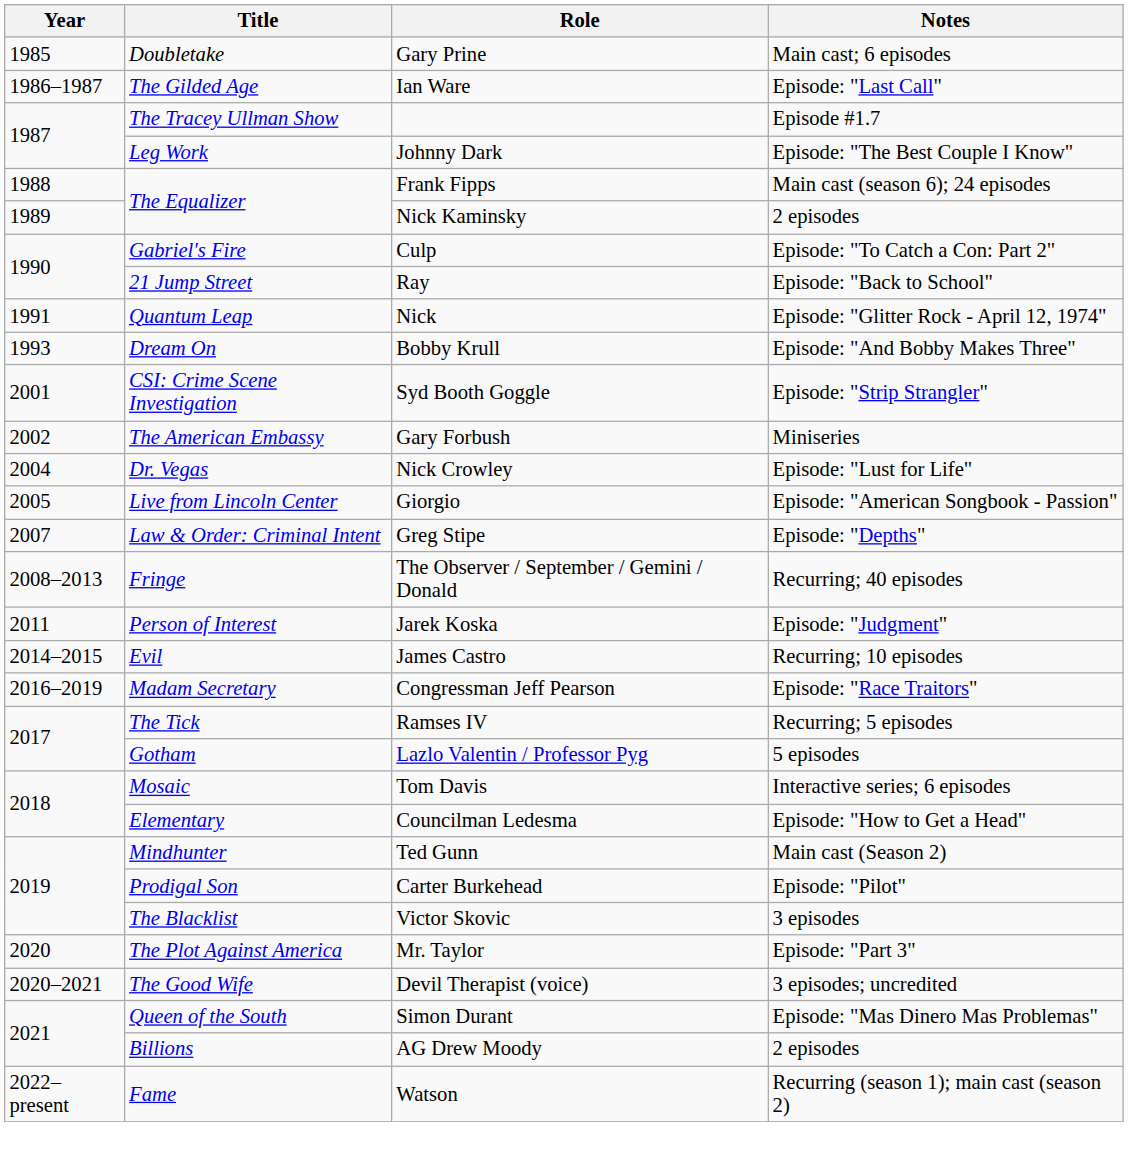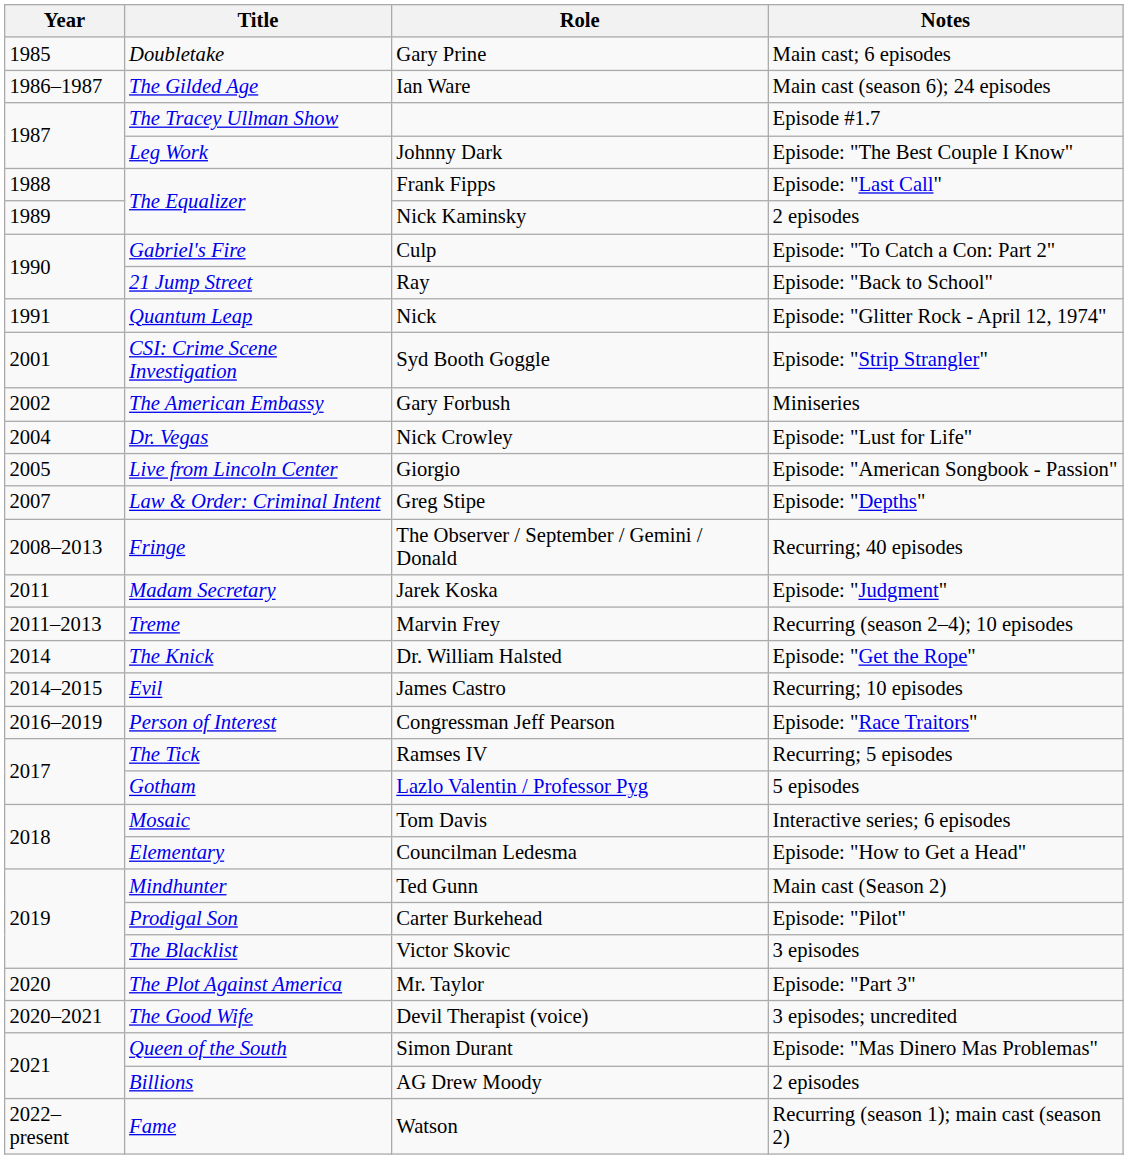(857, 86) Episode: "Last Call" -> (912, 86) Main cast (season 6); 24 episodes
(912, 184) Main cast (season 6); 24 episodes -> (857, 184) Episode: "Last Call"
- row: (448, 348)
(203, 623) Person of Interest -> (202, 591) Madam Secretary
+ row: (448, 623)
+ row: (479, 656)
(202, 689) Madam Secretary -> (203, 721) Person of Interest
